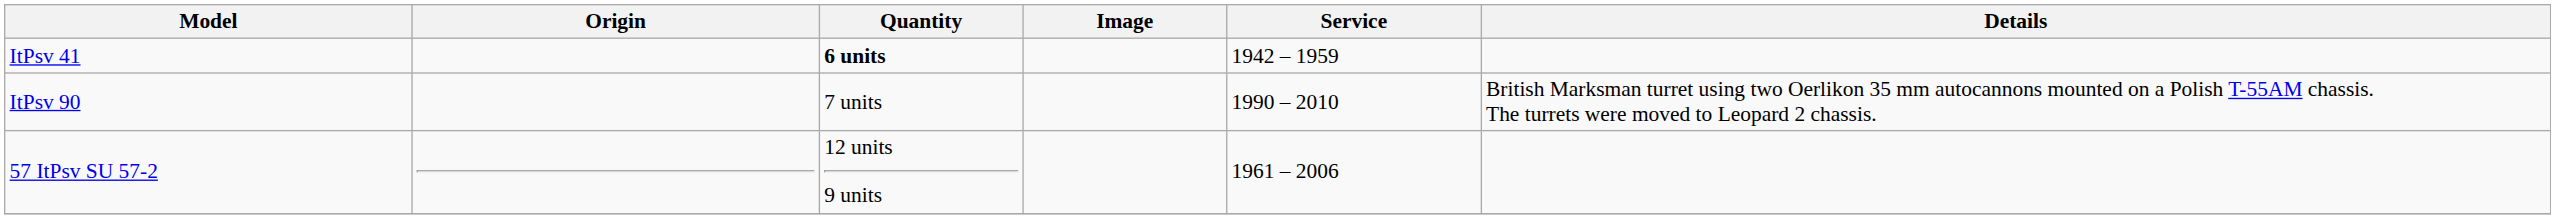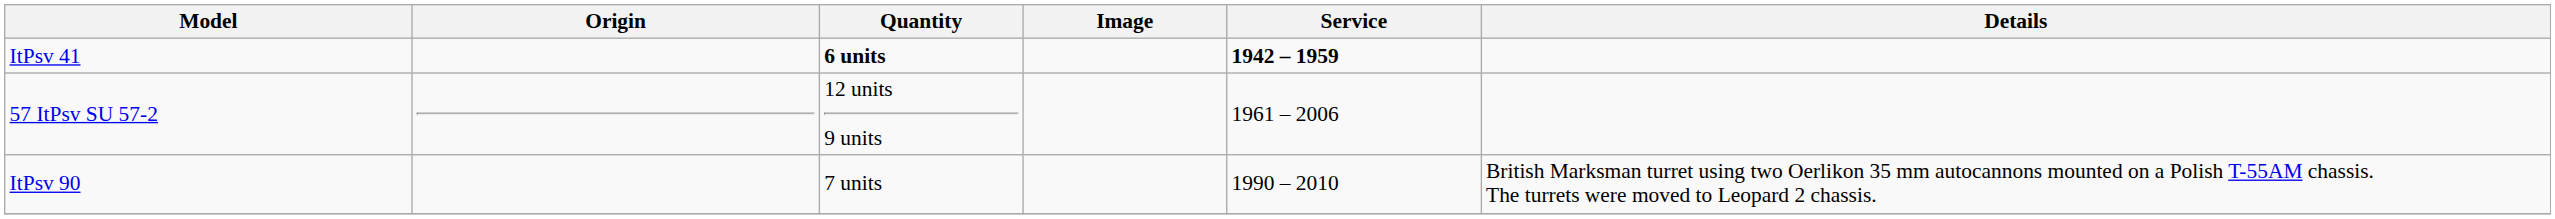(1285, 55) normal -> (1285, 55) bold
rows swapped: (45, 101) <-> (84, 171)
